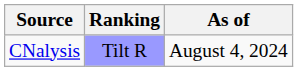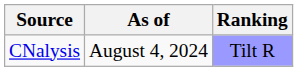columns swapped: (124, 19) <-> (228, 19)
